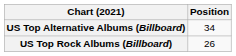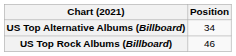(209, 43) 26 -> (209, 43) 46
